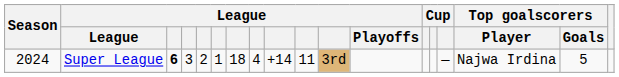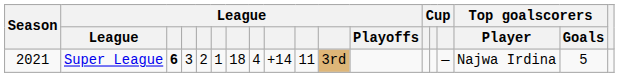(33, 61) 2024 -> (33, 61) 2021
